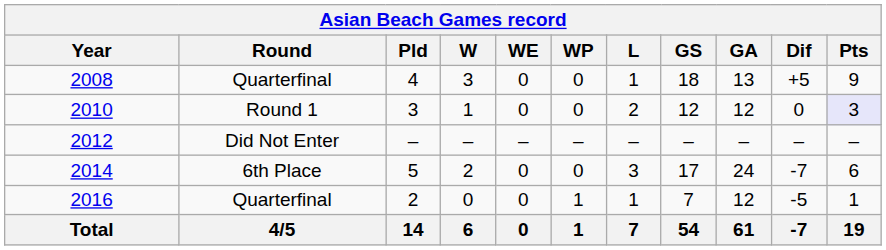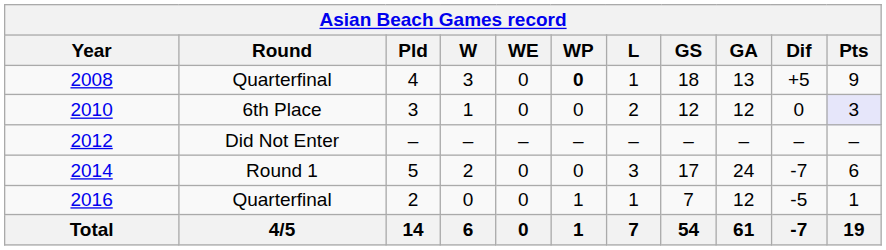(578, 80) normal -> (578, 80) bold
(282, 110) Round 1 -> (282, 110) 6th Place
(282, 170) 6th Place -> (282, 170) Round 1
